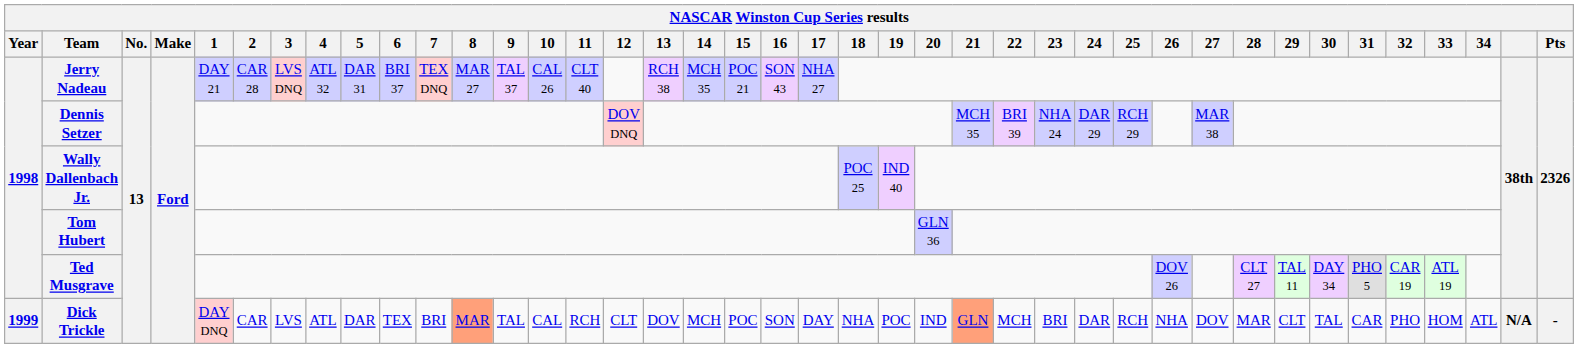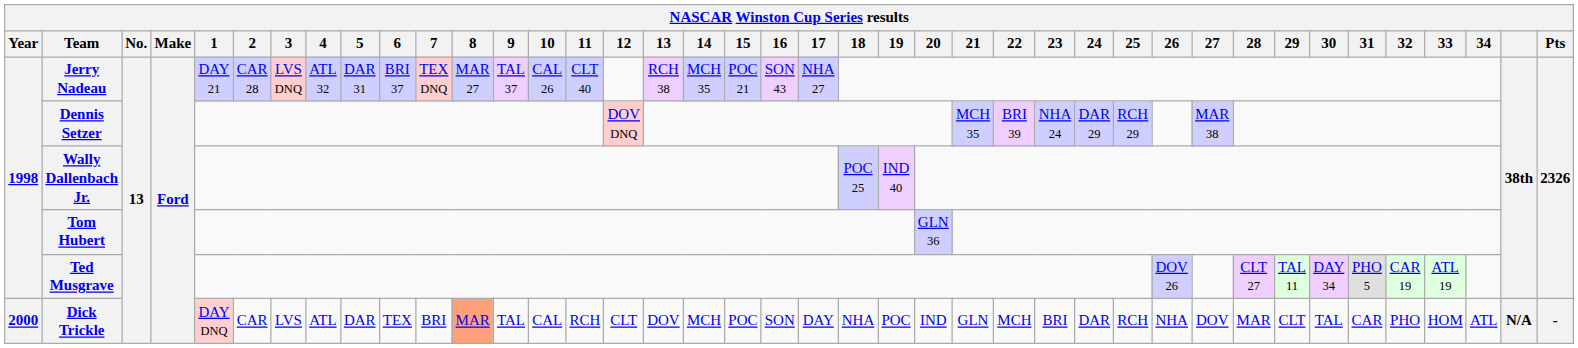(23, 321) 1999 -> (23, 321) 2000
(973, 321) lightsalmon background -> (973, 321) no background
